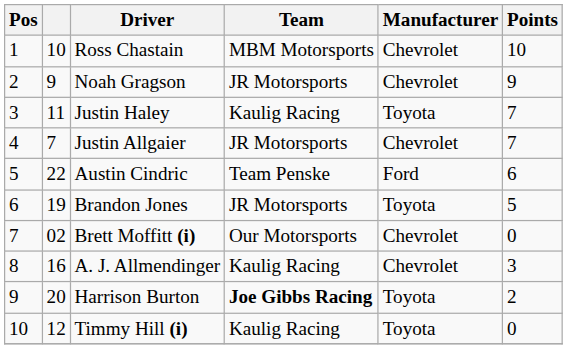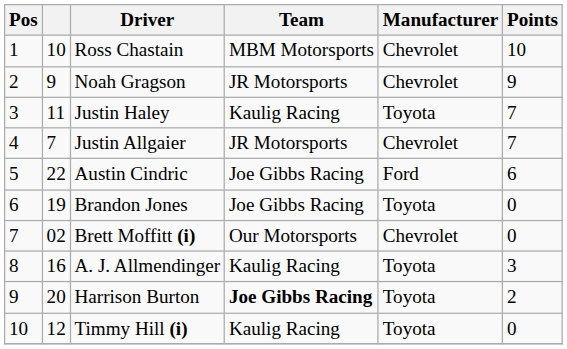(279, 173) Team Penske -> (296, 173) Joe Gibbs Racing
(288, 204) JR Motorsports -> (296, 204) Joe Gibbs Racing
(512, 204) 5 -> (512, 204) 0
(420, 266) Chevrolet -> (409, 266) Toyota
